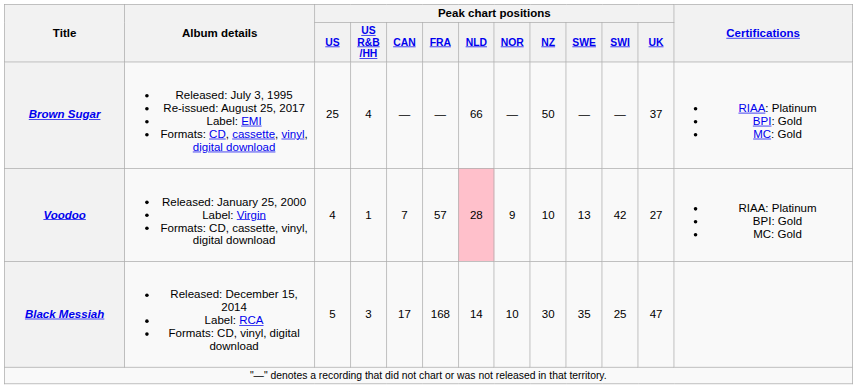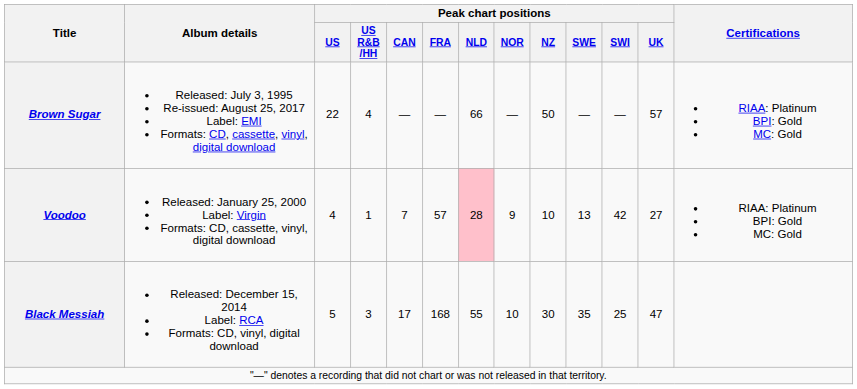(332, 115) 25 -> (332, 115) 22
(656, 115) 37 -> (656, 115) 57
(476, 314) 14 -> (476, 314) 55
